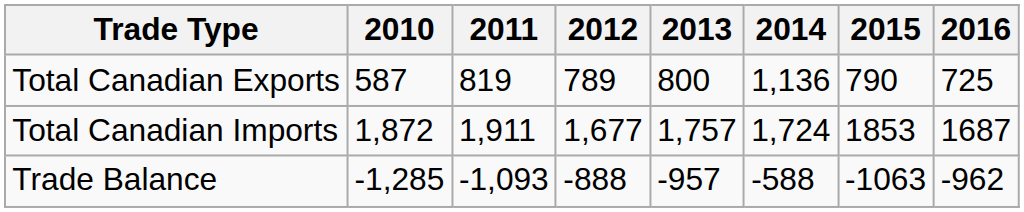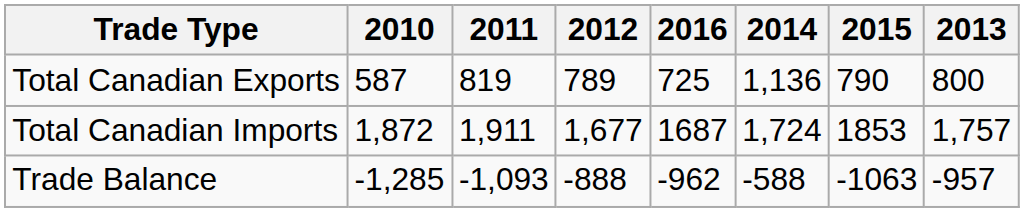columns swapped: (697, 29) <-> (976, 29)
